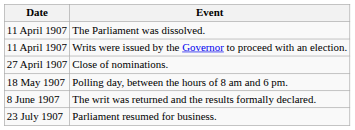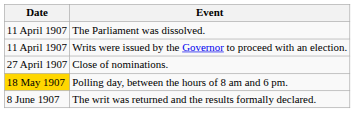(36, 82) no background -> (36, 82) gold background
- row: (145, 116)
